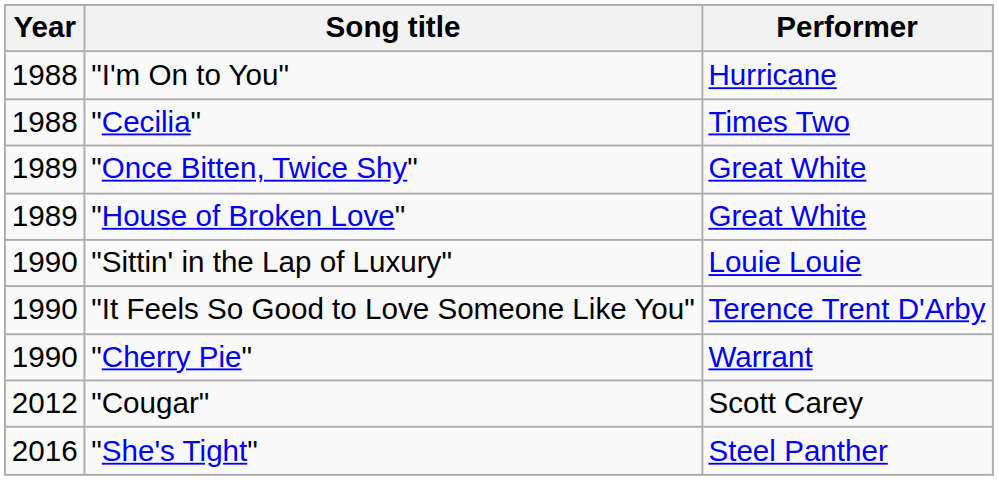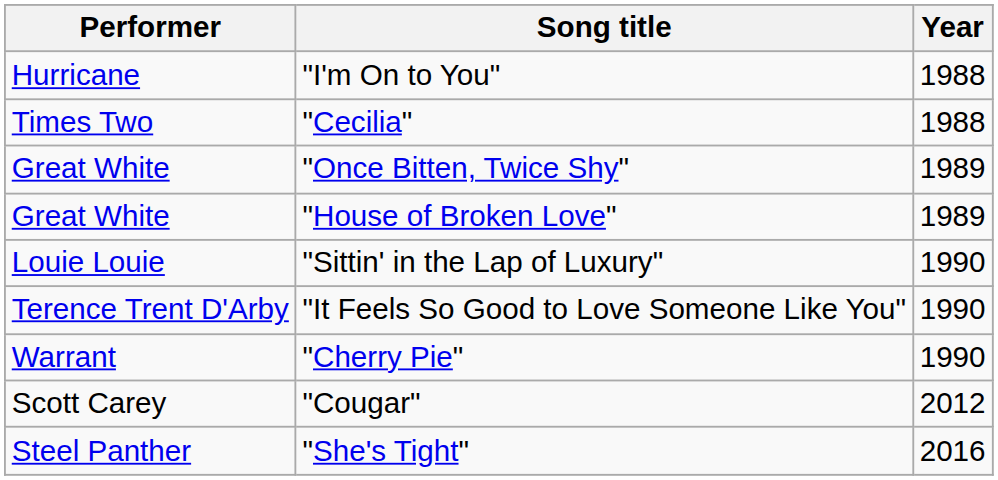columns swapped: (45, 27) <-> (847, 27)
